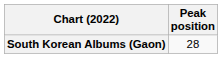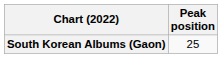(193, 44) 28 -> (193, 44) 25
